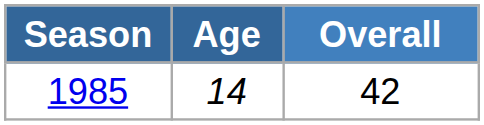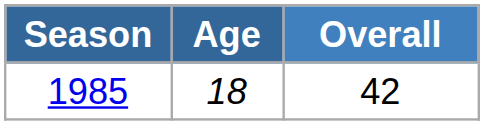(227, 91) 14 -> (227, 91) 18
